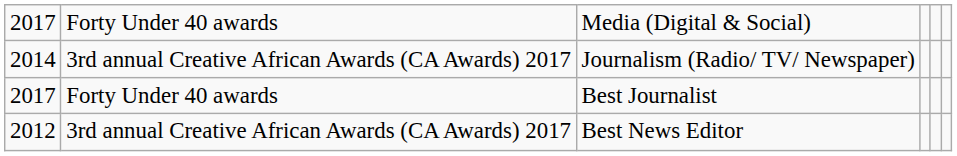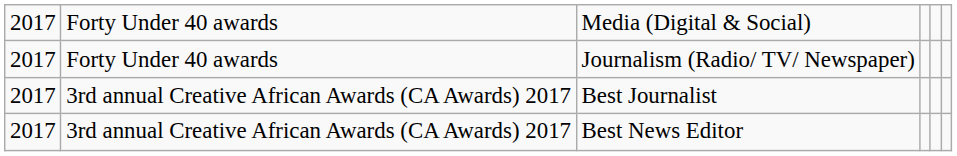(33, 58) 2014 -> (33, 58) 2017
(319, 58) 3rd annual Creative African Awards (CA Awards) 2017 -> (172, 58) Forty Under 40 awards
(172, 95) Forty Under 40 awards -> (319, 95) 3rd annual Creative African Awards (CA Awards) 2017
(33, 131) 2012 -> (33, 131) 2017
